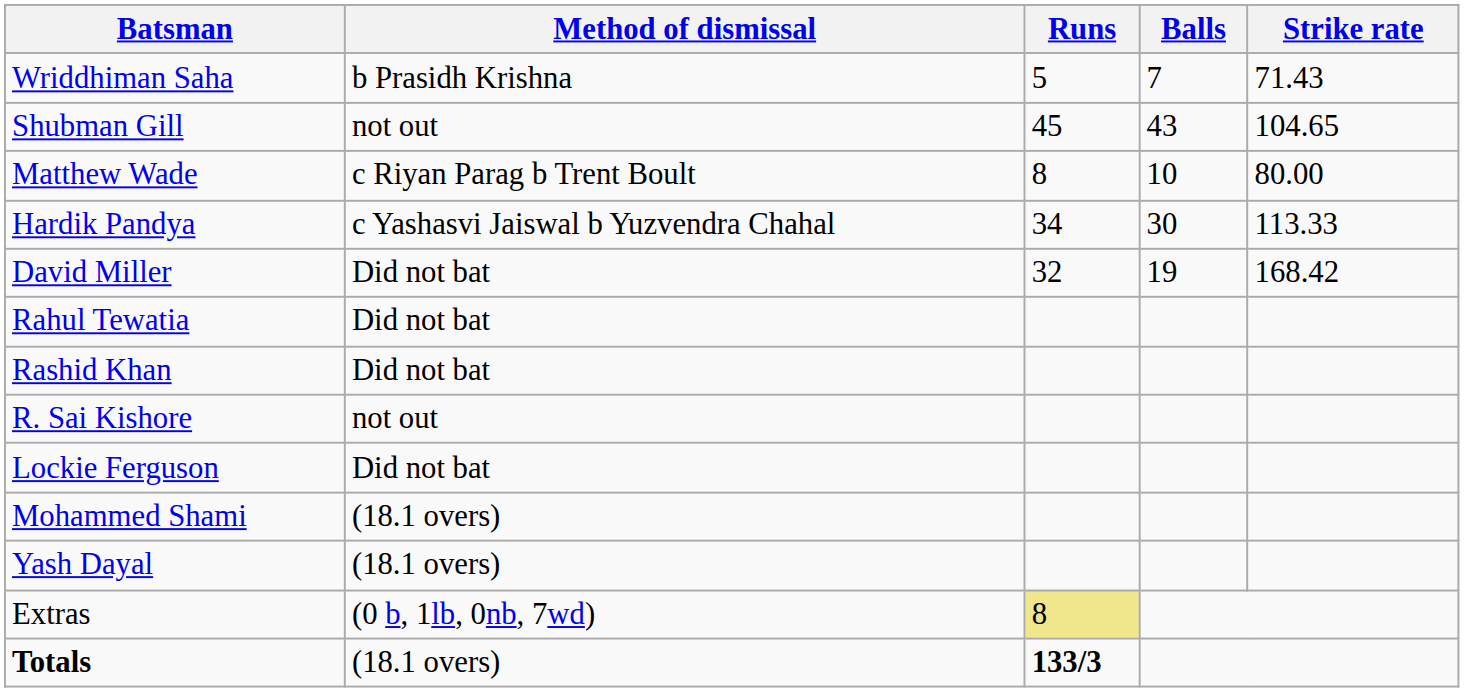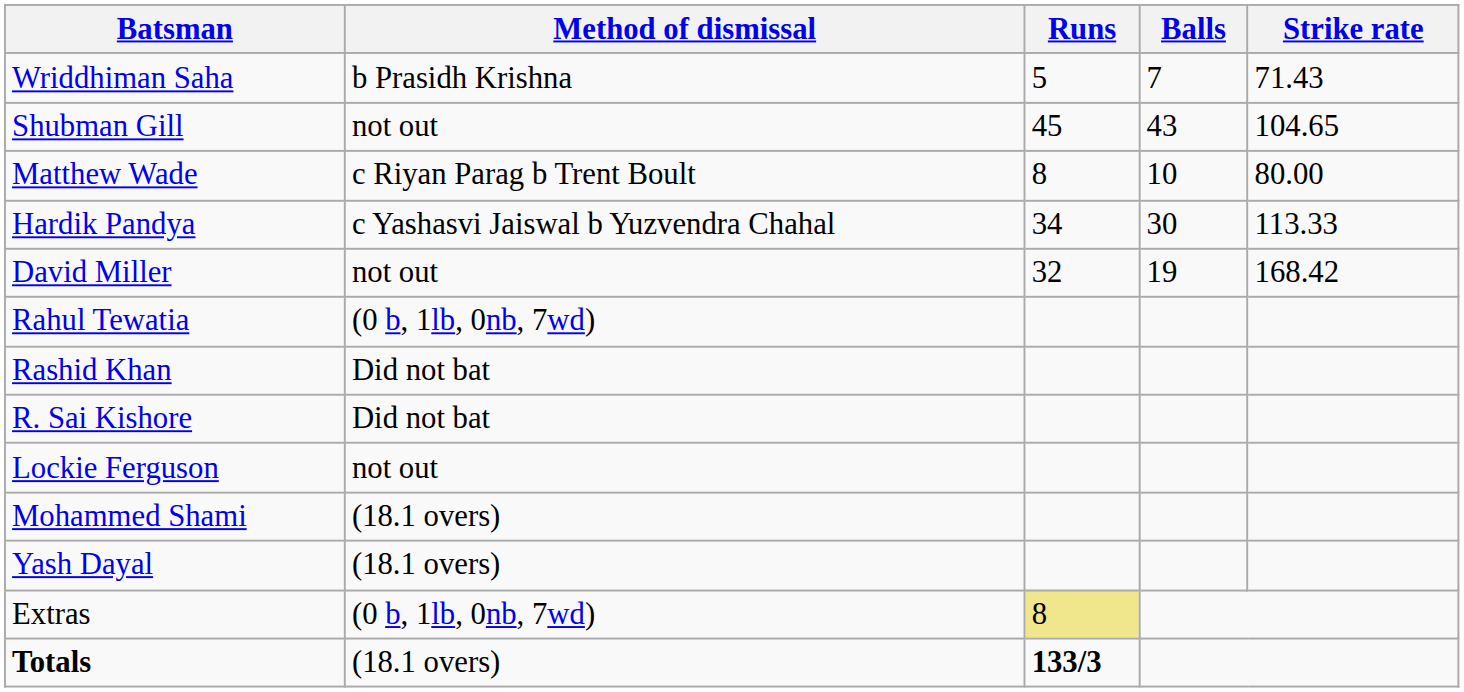(421, 272) Did not bat -> (395, 272) not out
(421, 321) Did not bat -> (474, 321) (0 b, 1lb, 0nb, 7wd)
(395, 418) not out -> (421, 418) Did not bat
(421, 467) Did not bat -> (395, 467) not out
